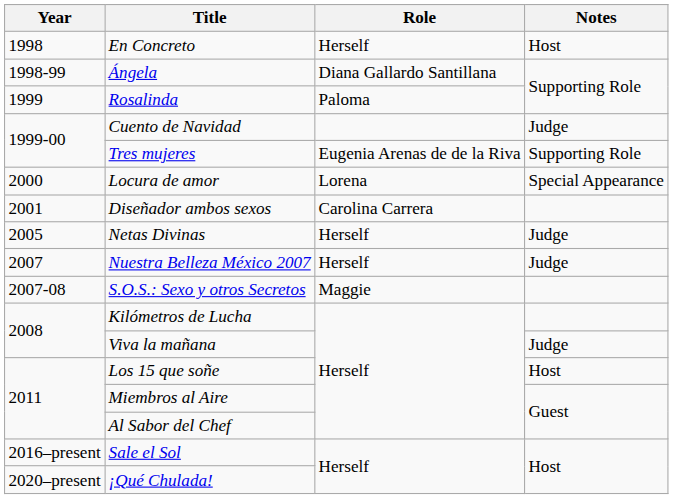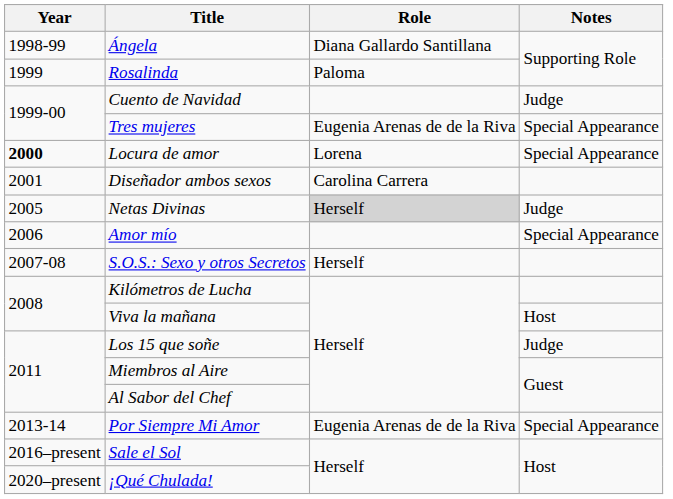- row: (152, 45)
(585, 153) Supporting Role -> (591, 126) Special Appearance
(26, 180) normal -> (26, 153) bold
(344, 235) no background -> (339, 208) lightgrey background
+ row: (143, 235)
- row: (210, 262)
(345, 289) Maggie -> (339, 262) Herself
(548, 343) Judge -> (540, 316) Host
(545, 371) Host -> (543, 343) Judge
+ row: (184, 425)
